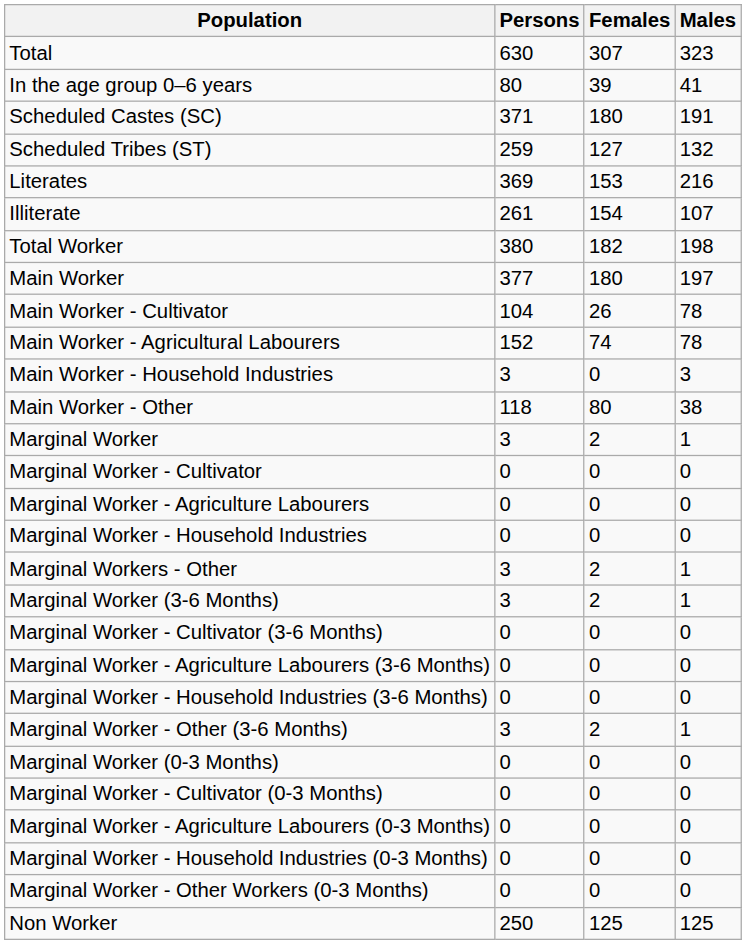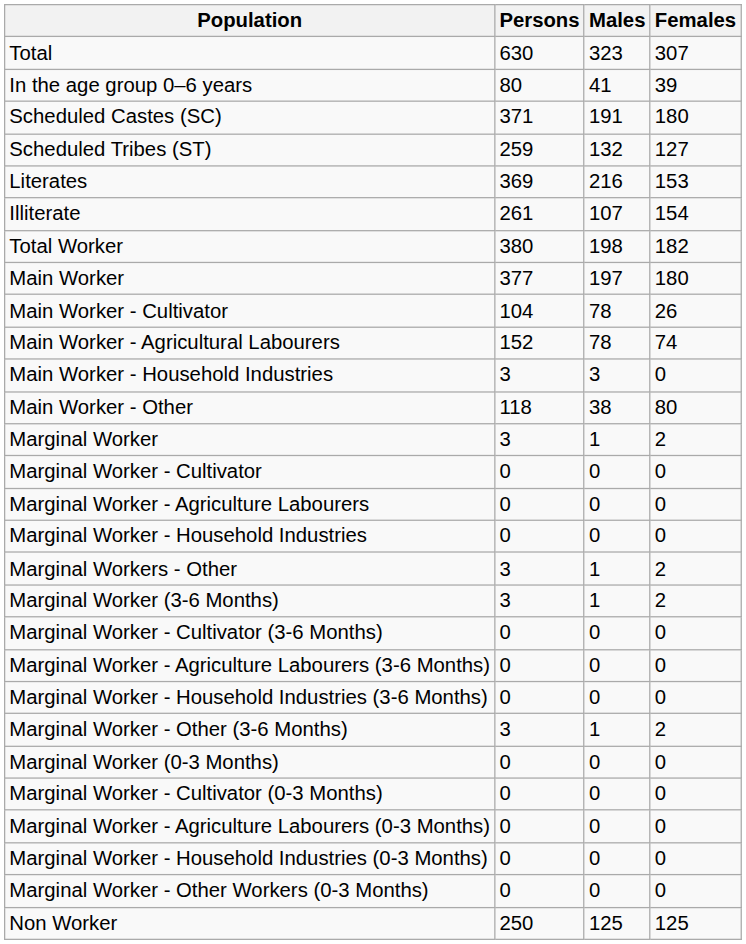columns swapped: (708, 20) <-> (630, 20)
